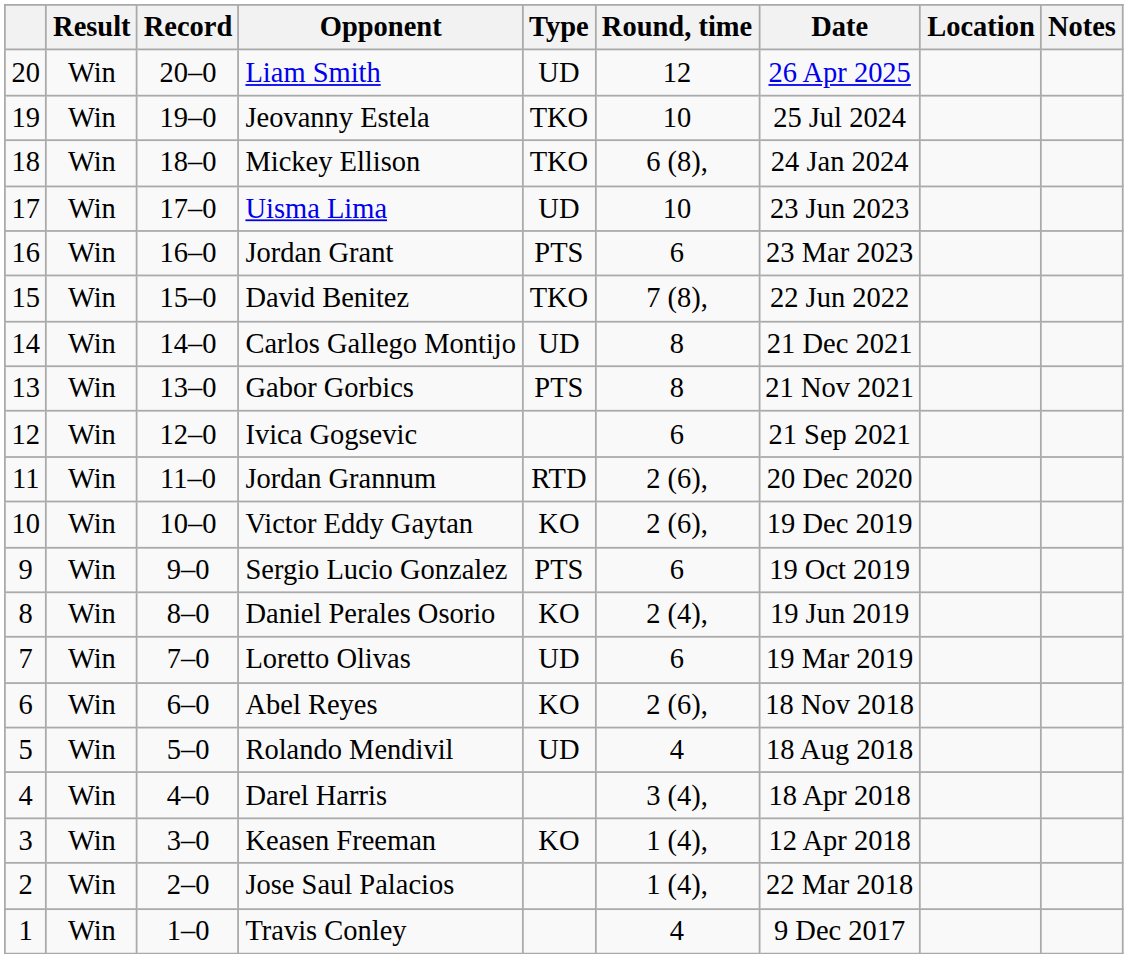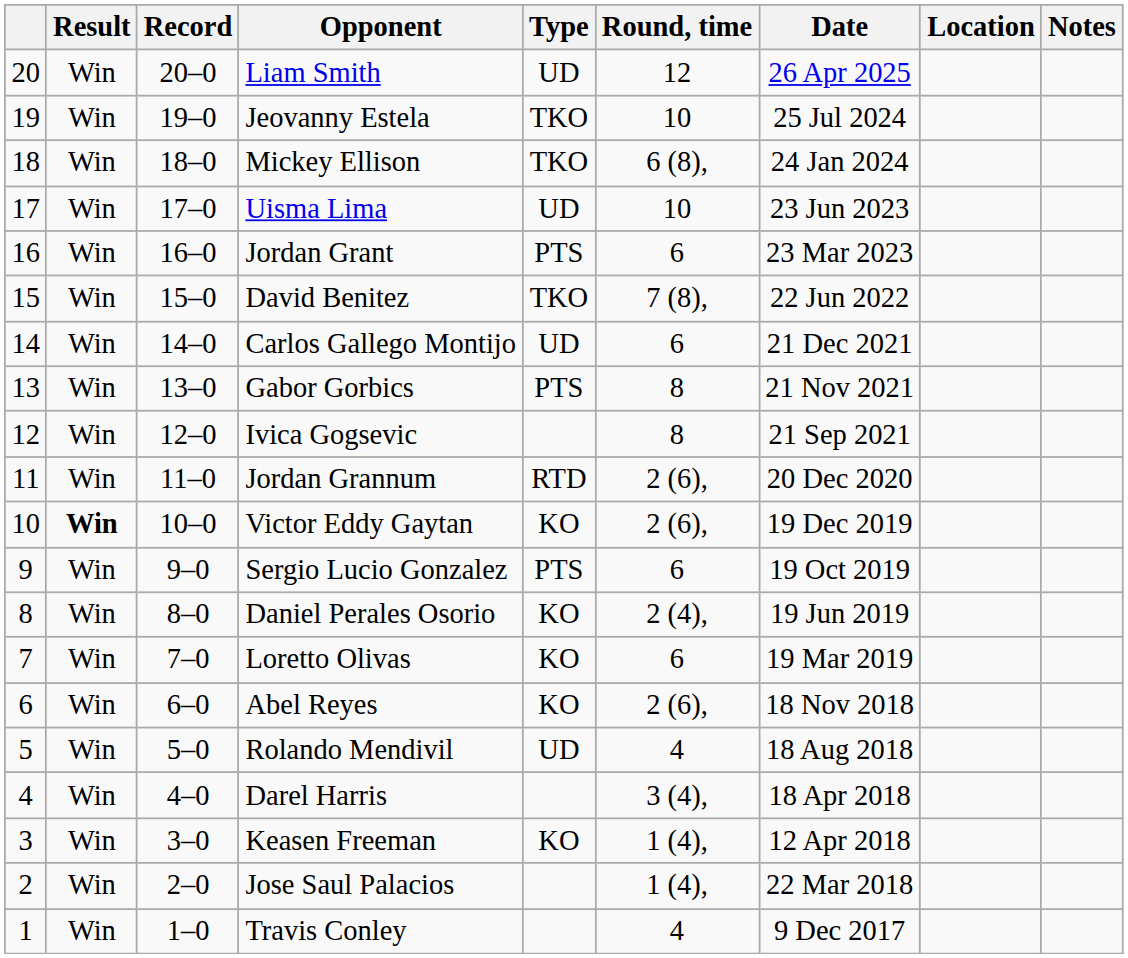(677, 343) 8 -> (677, 343) 6
(677, 433) 6 -> (677, 433) 8
(92, 523) normal -> (92, 523) bold
(559, 659) UD -> (559, 659) KO
